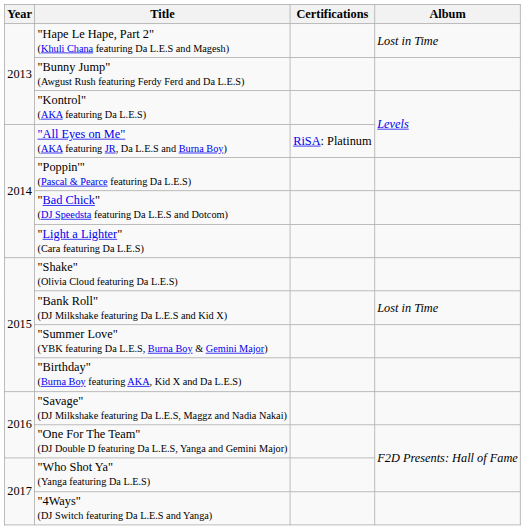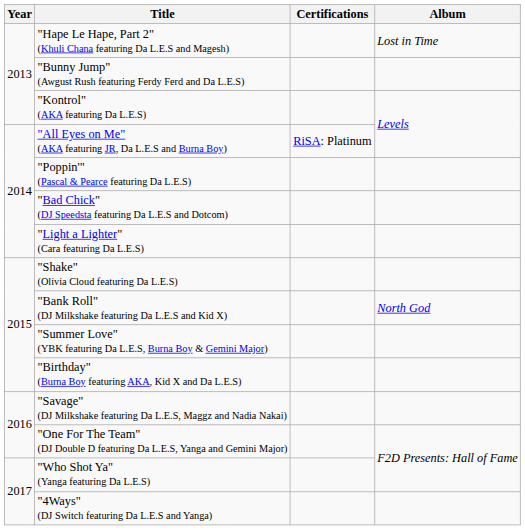(408, 307) Lost in Time -> (404, 307) North God
